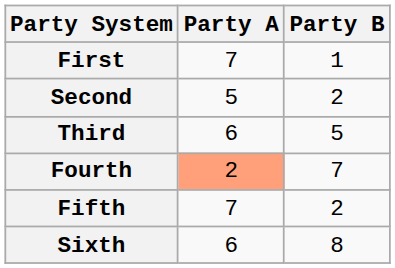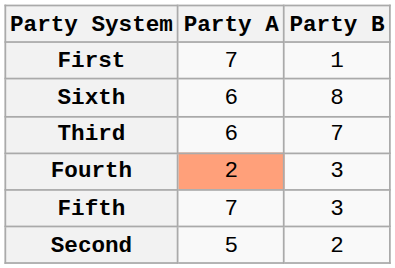rows swapped: (91, 98) <-> (91, 245)
(337, 135) 5 -> (337, 135) 7
(337, 171) 7 -> (337, 171) 3
(337, 208) 2 -> (337, 208) 3
